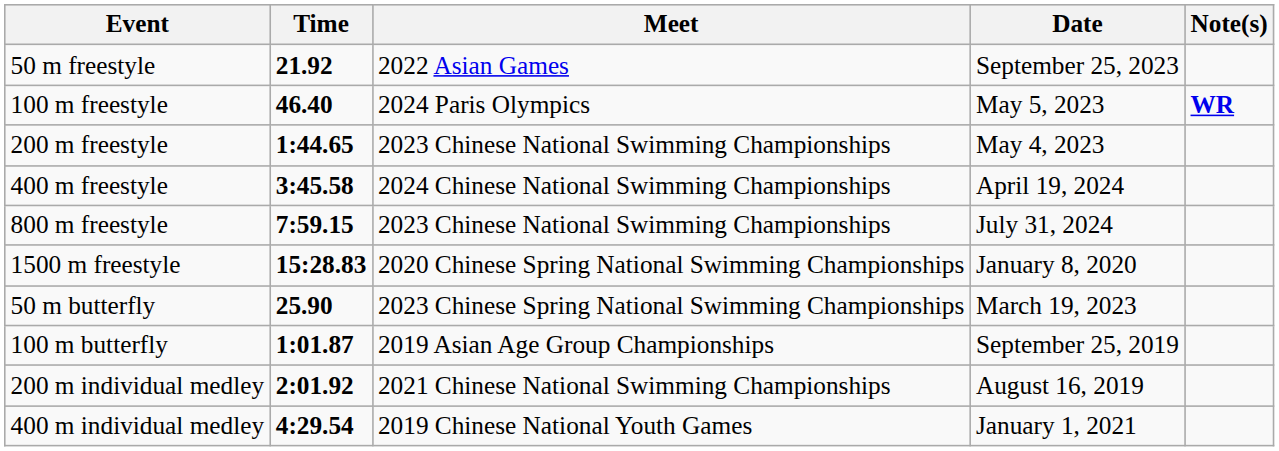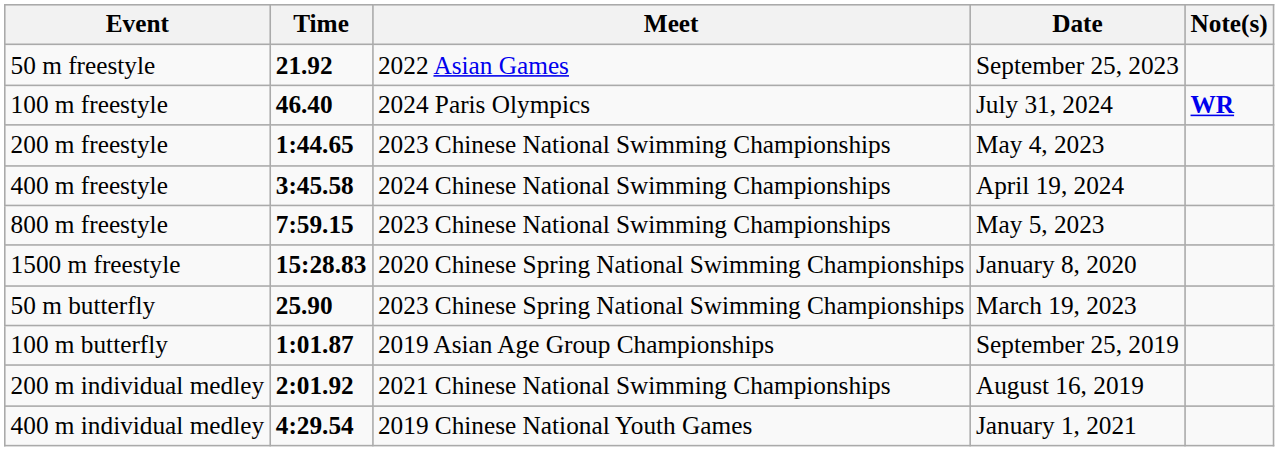(1040, 104) May 5, 2023 -> (1044, 104) July 31, 2024
(1044, 225) July 31, 2024 -> (1040, 225) May 5, 2023
